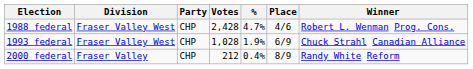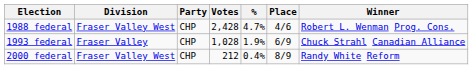(126, 41) Fraser Valley West -> (112, 41) Fraser Valley
(112, 56) Fraser Valley -> (126, 56) Fraser Valley West
